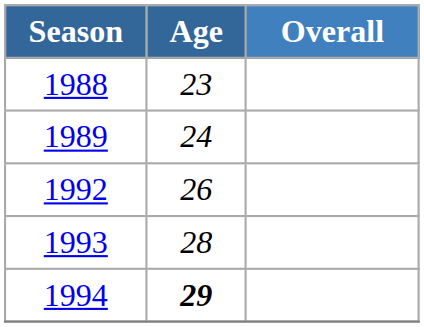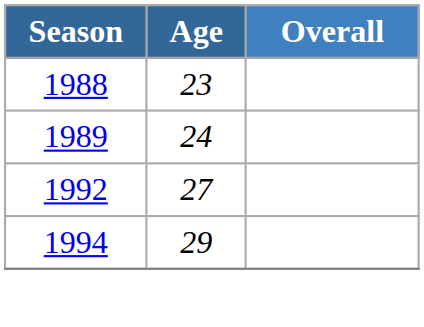(196, 189) 26 -> (196, 189) 27
- row: (76, 242)
(196, 295) bold -> (196, 242) normal
